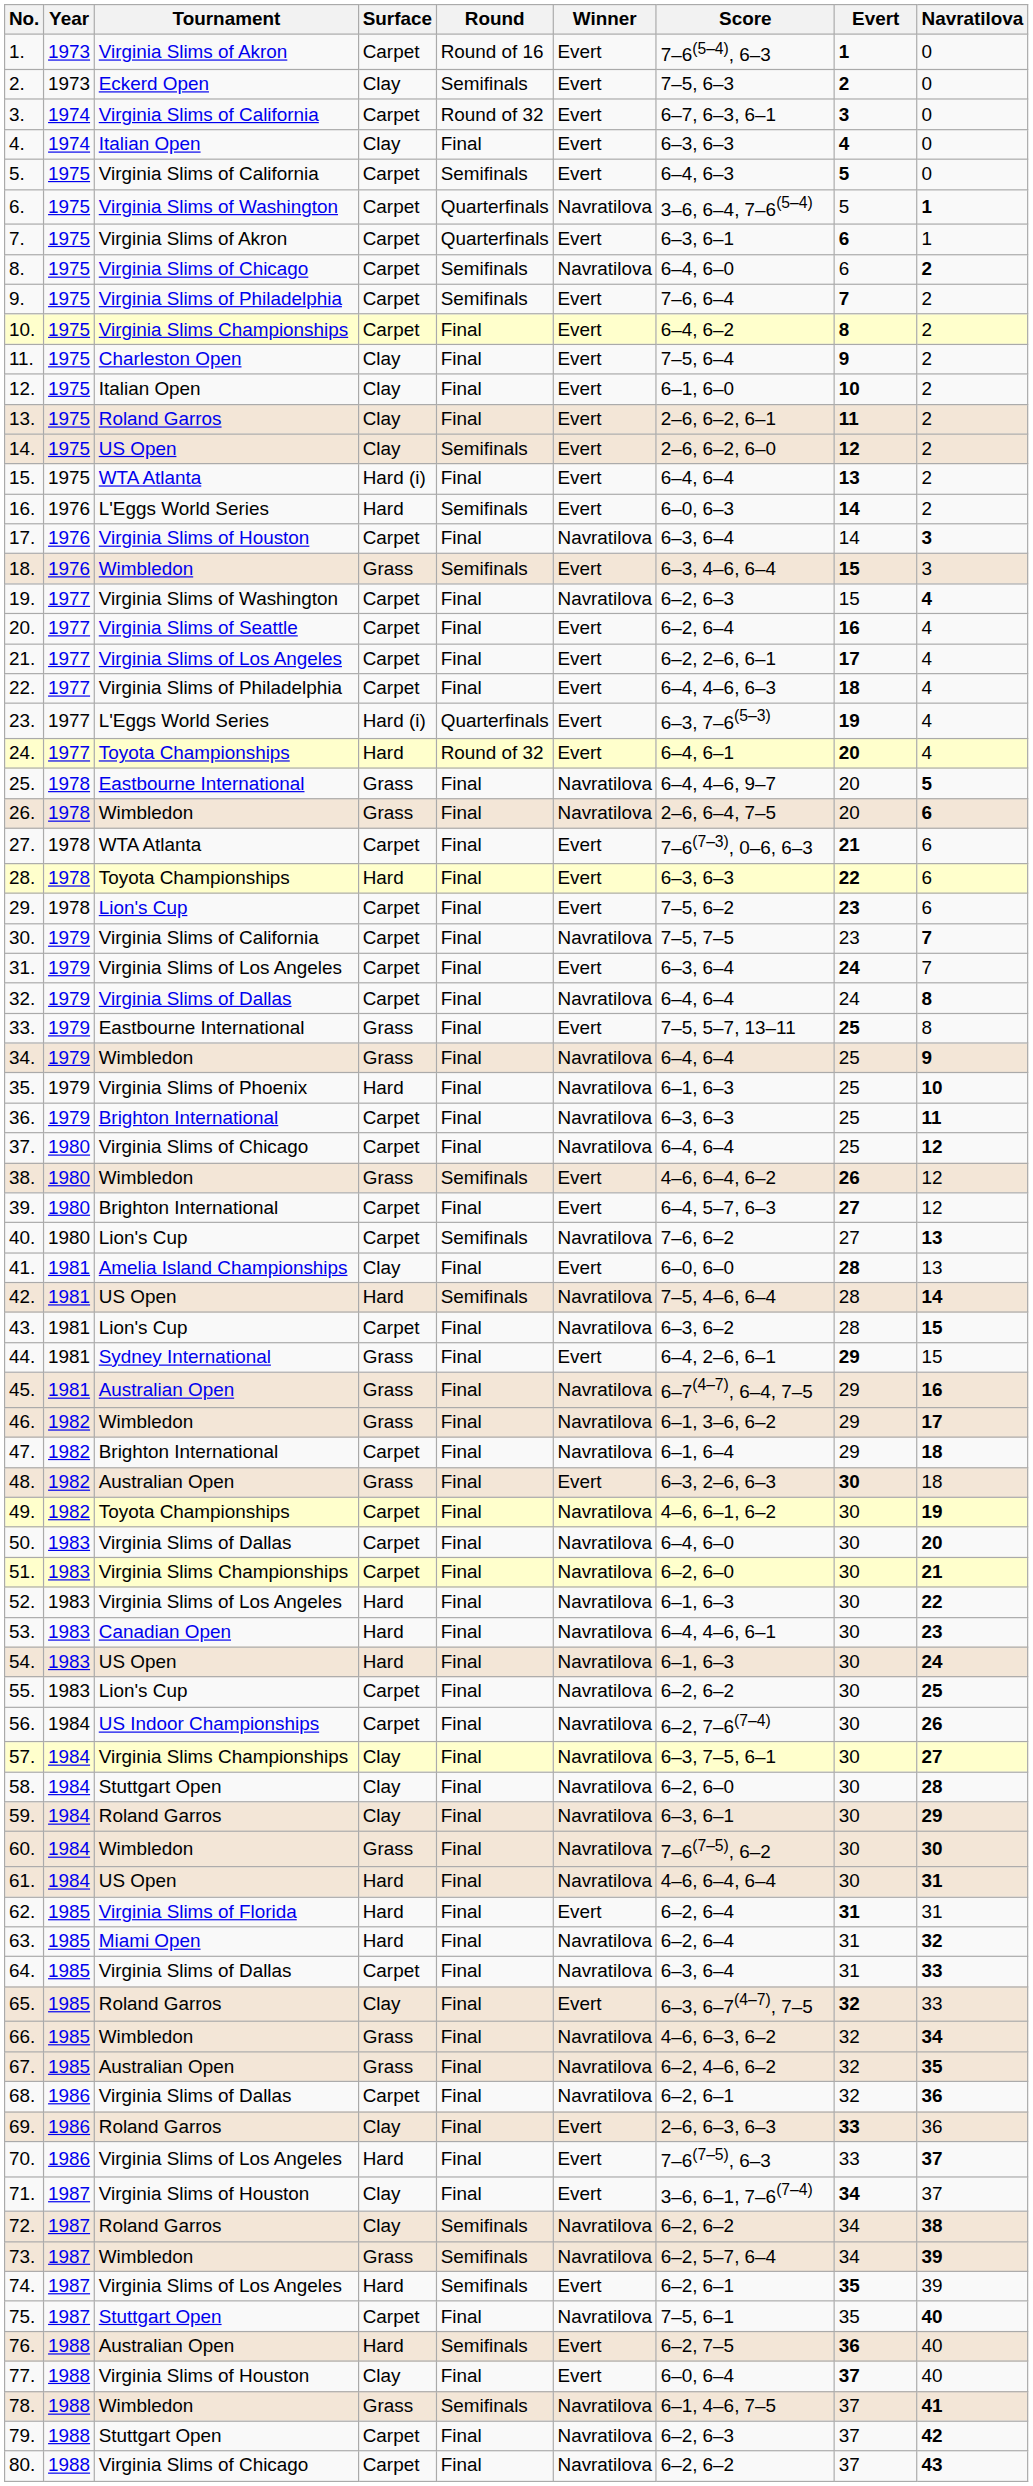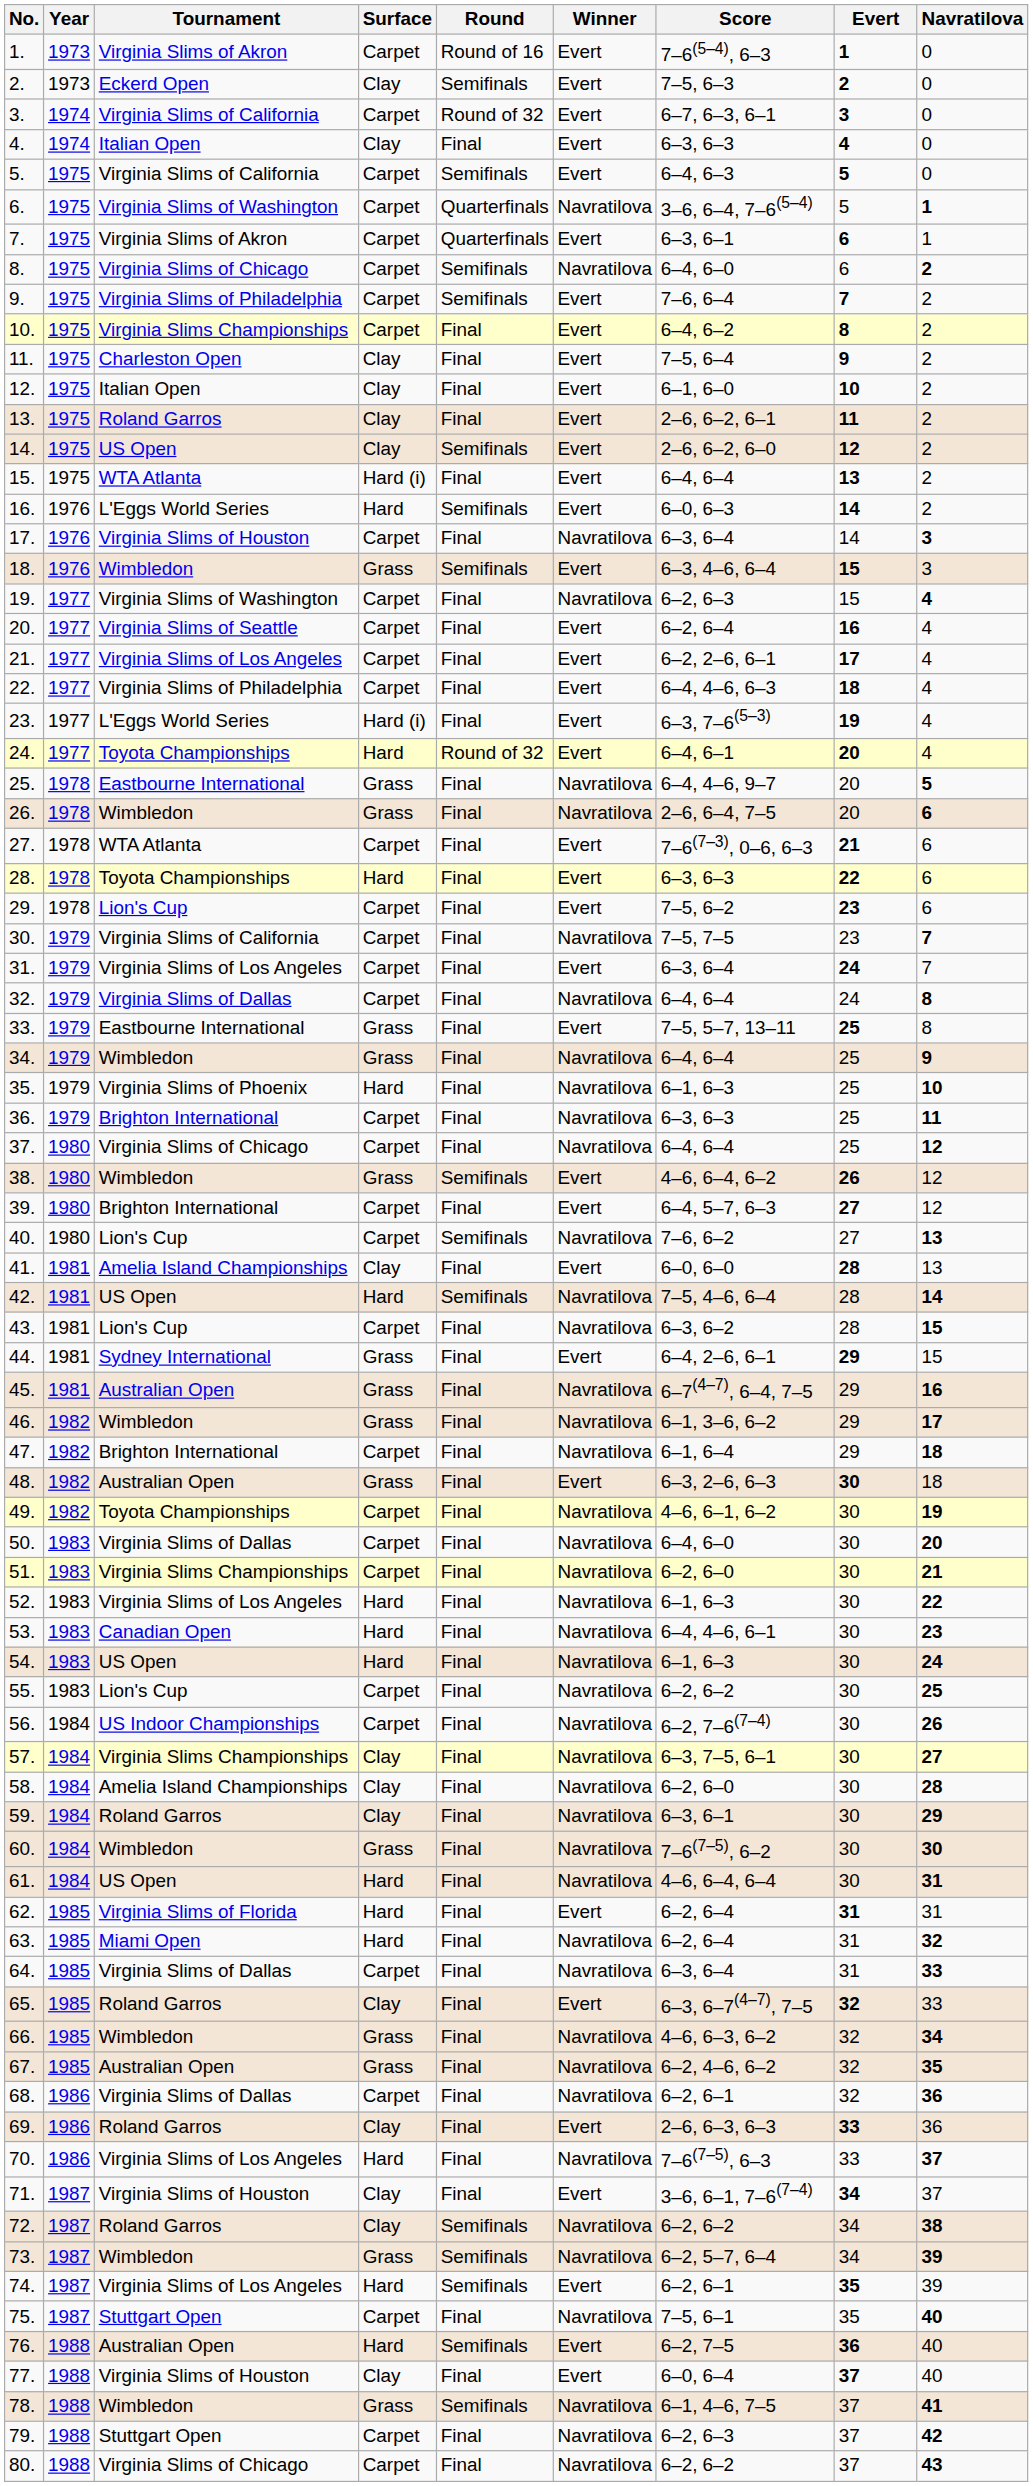(495, 720) Quarterfinals -> (461, 720) Final
(160, 1786) Stuttgart Open -> (223, 1786) Amelia Island Championships
(580, 2158) Evert -> (605, 2158) Navratilova
